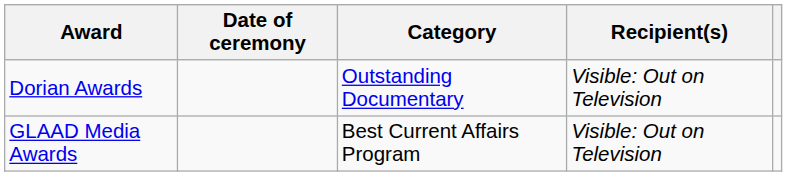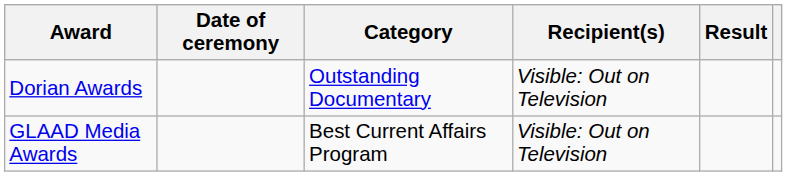+ column: (736, 32)
